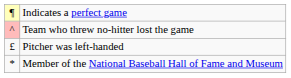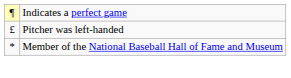- row: (108, 30)
